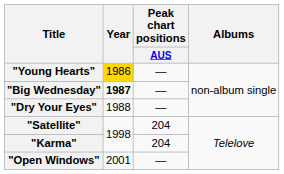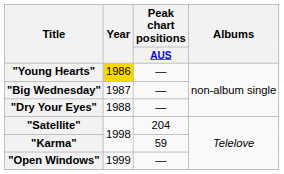(118, 90) bold -> (118, 90) normal
(161, 143) 204 -> (161, 143) 59
(118, 161) 2001 -> (118, 161) 1999
